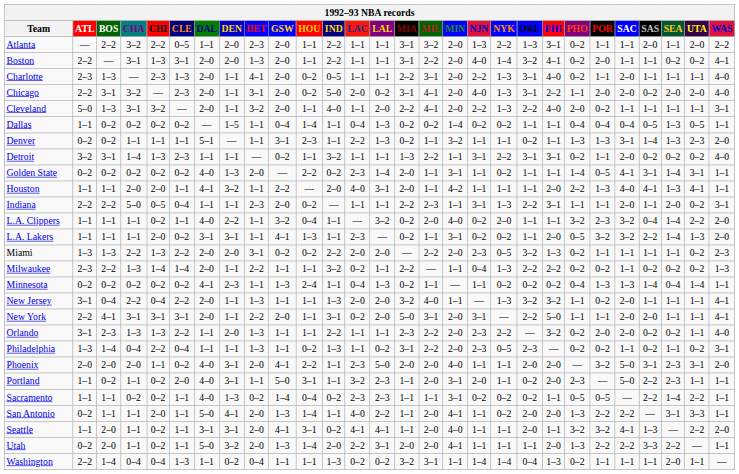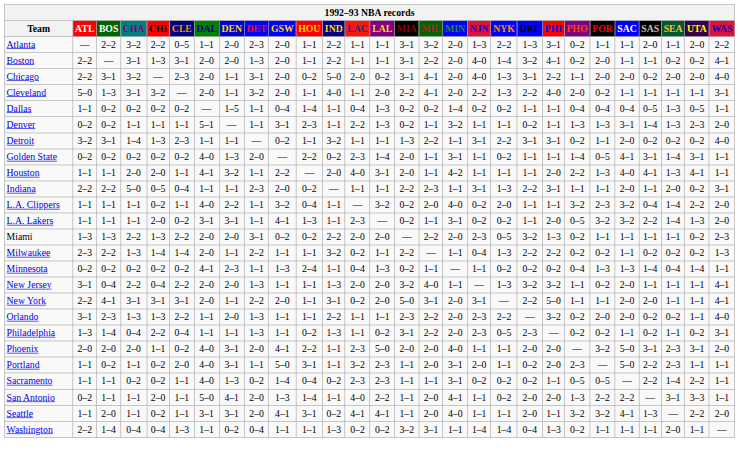- row: (25, 76)
(232, 301) 1–1 -> (232, 285) 2–0
- row: (16, 445)
